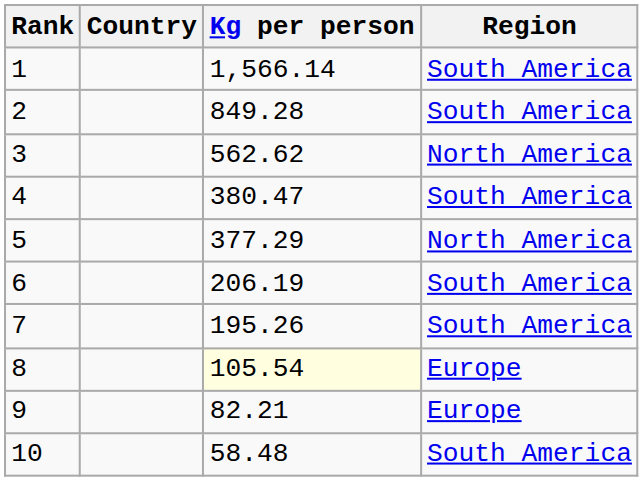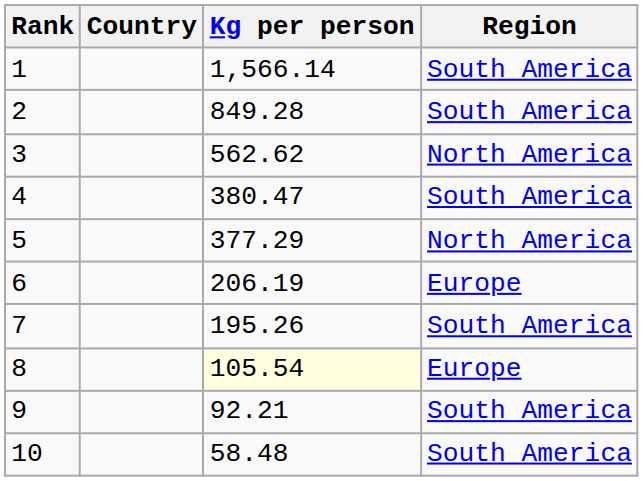(529, 283) South America -> (474, 283) Europe
(249, 412) 82.21 -> (249, 412) 92.21
(474, 412) Europe -> (529, 412) South America
